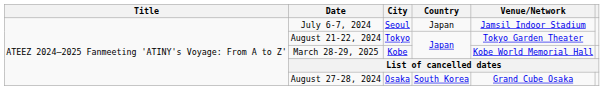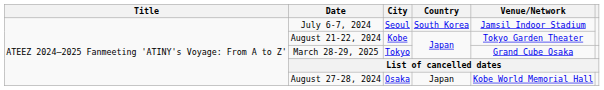(441, 25) Japan -> (441, 25) South Korea
(397, 38) Tokyo -> (397, 38) Kobe
(397, 52) Kobe -> (397, 52) Tokyo
(533, 52) Kobe World Memorial Hall -> (533, 52) Grand Cube Osaka
(441, 79) South Korea -> (441, 79) Japan
(533, 79) Grand Cube Osaka -> (533, 79) Kobe World Memorial Hall
